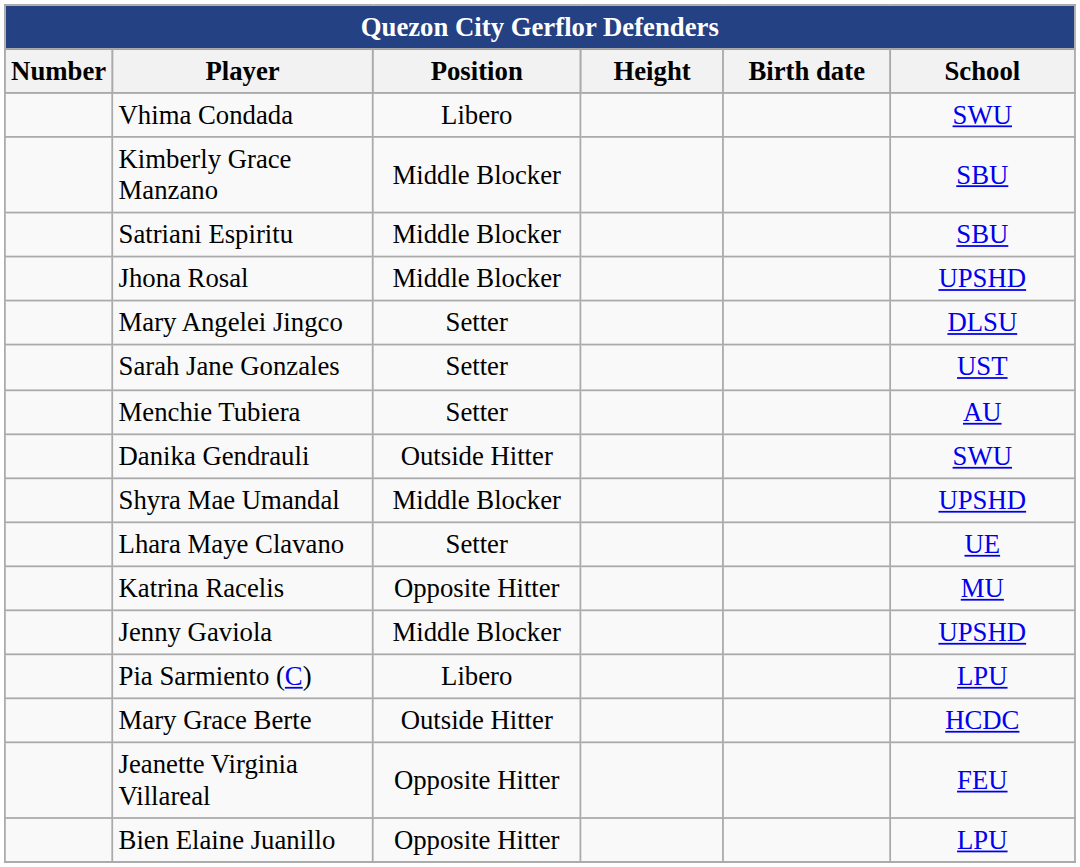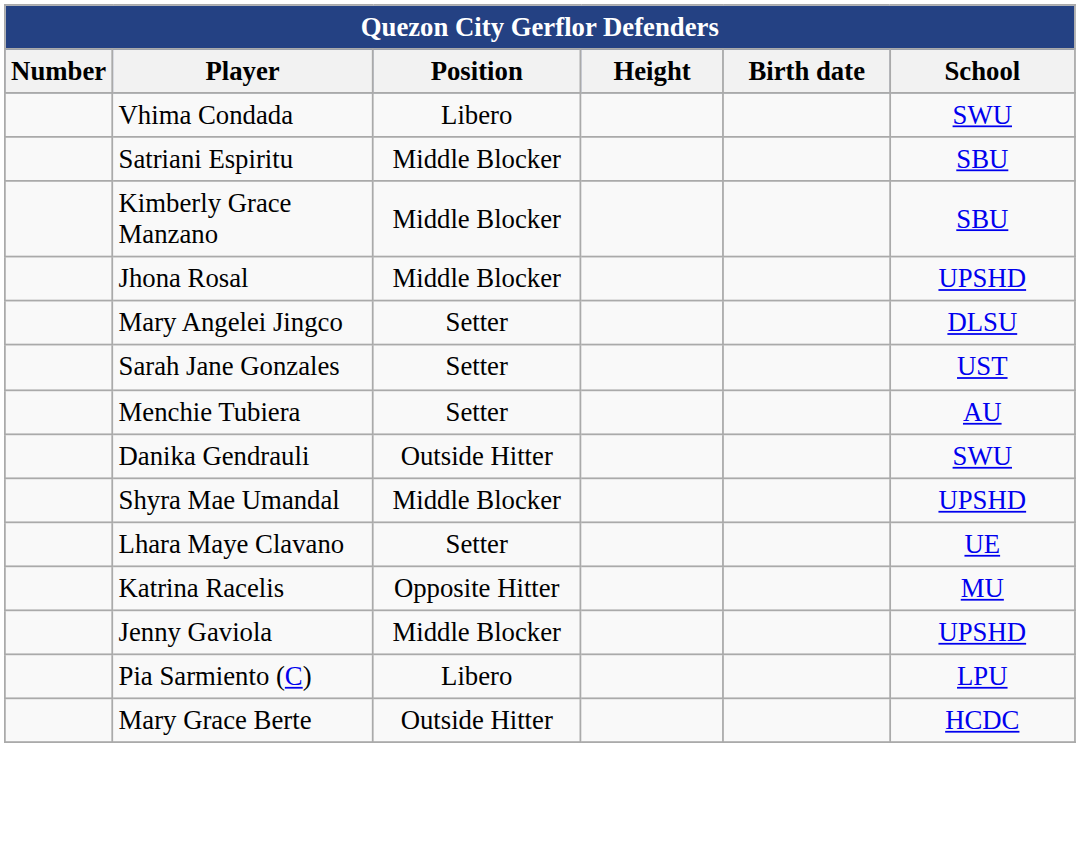rows swapped: (206, 234) <-> (205, 174)
- row: (208, 780)
- row: (227, 839)
